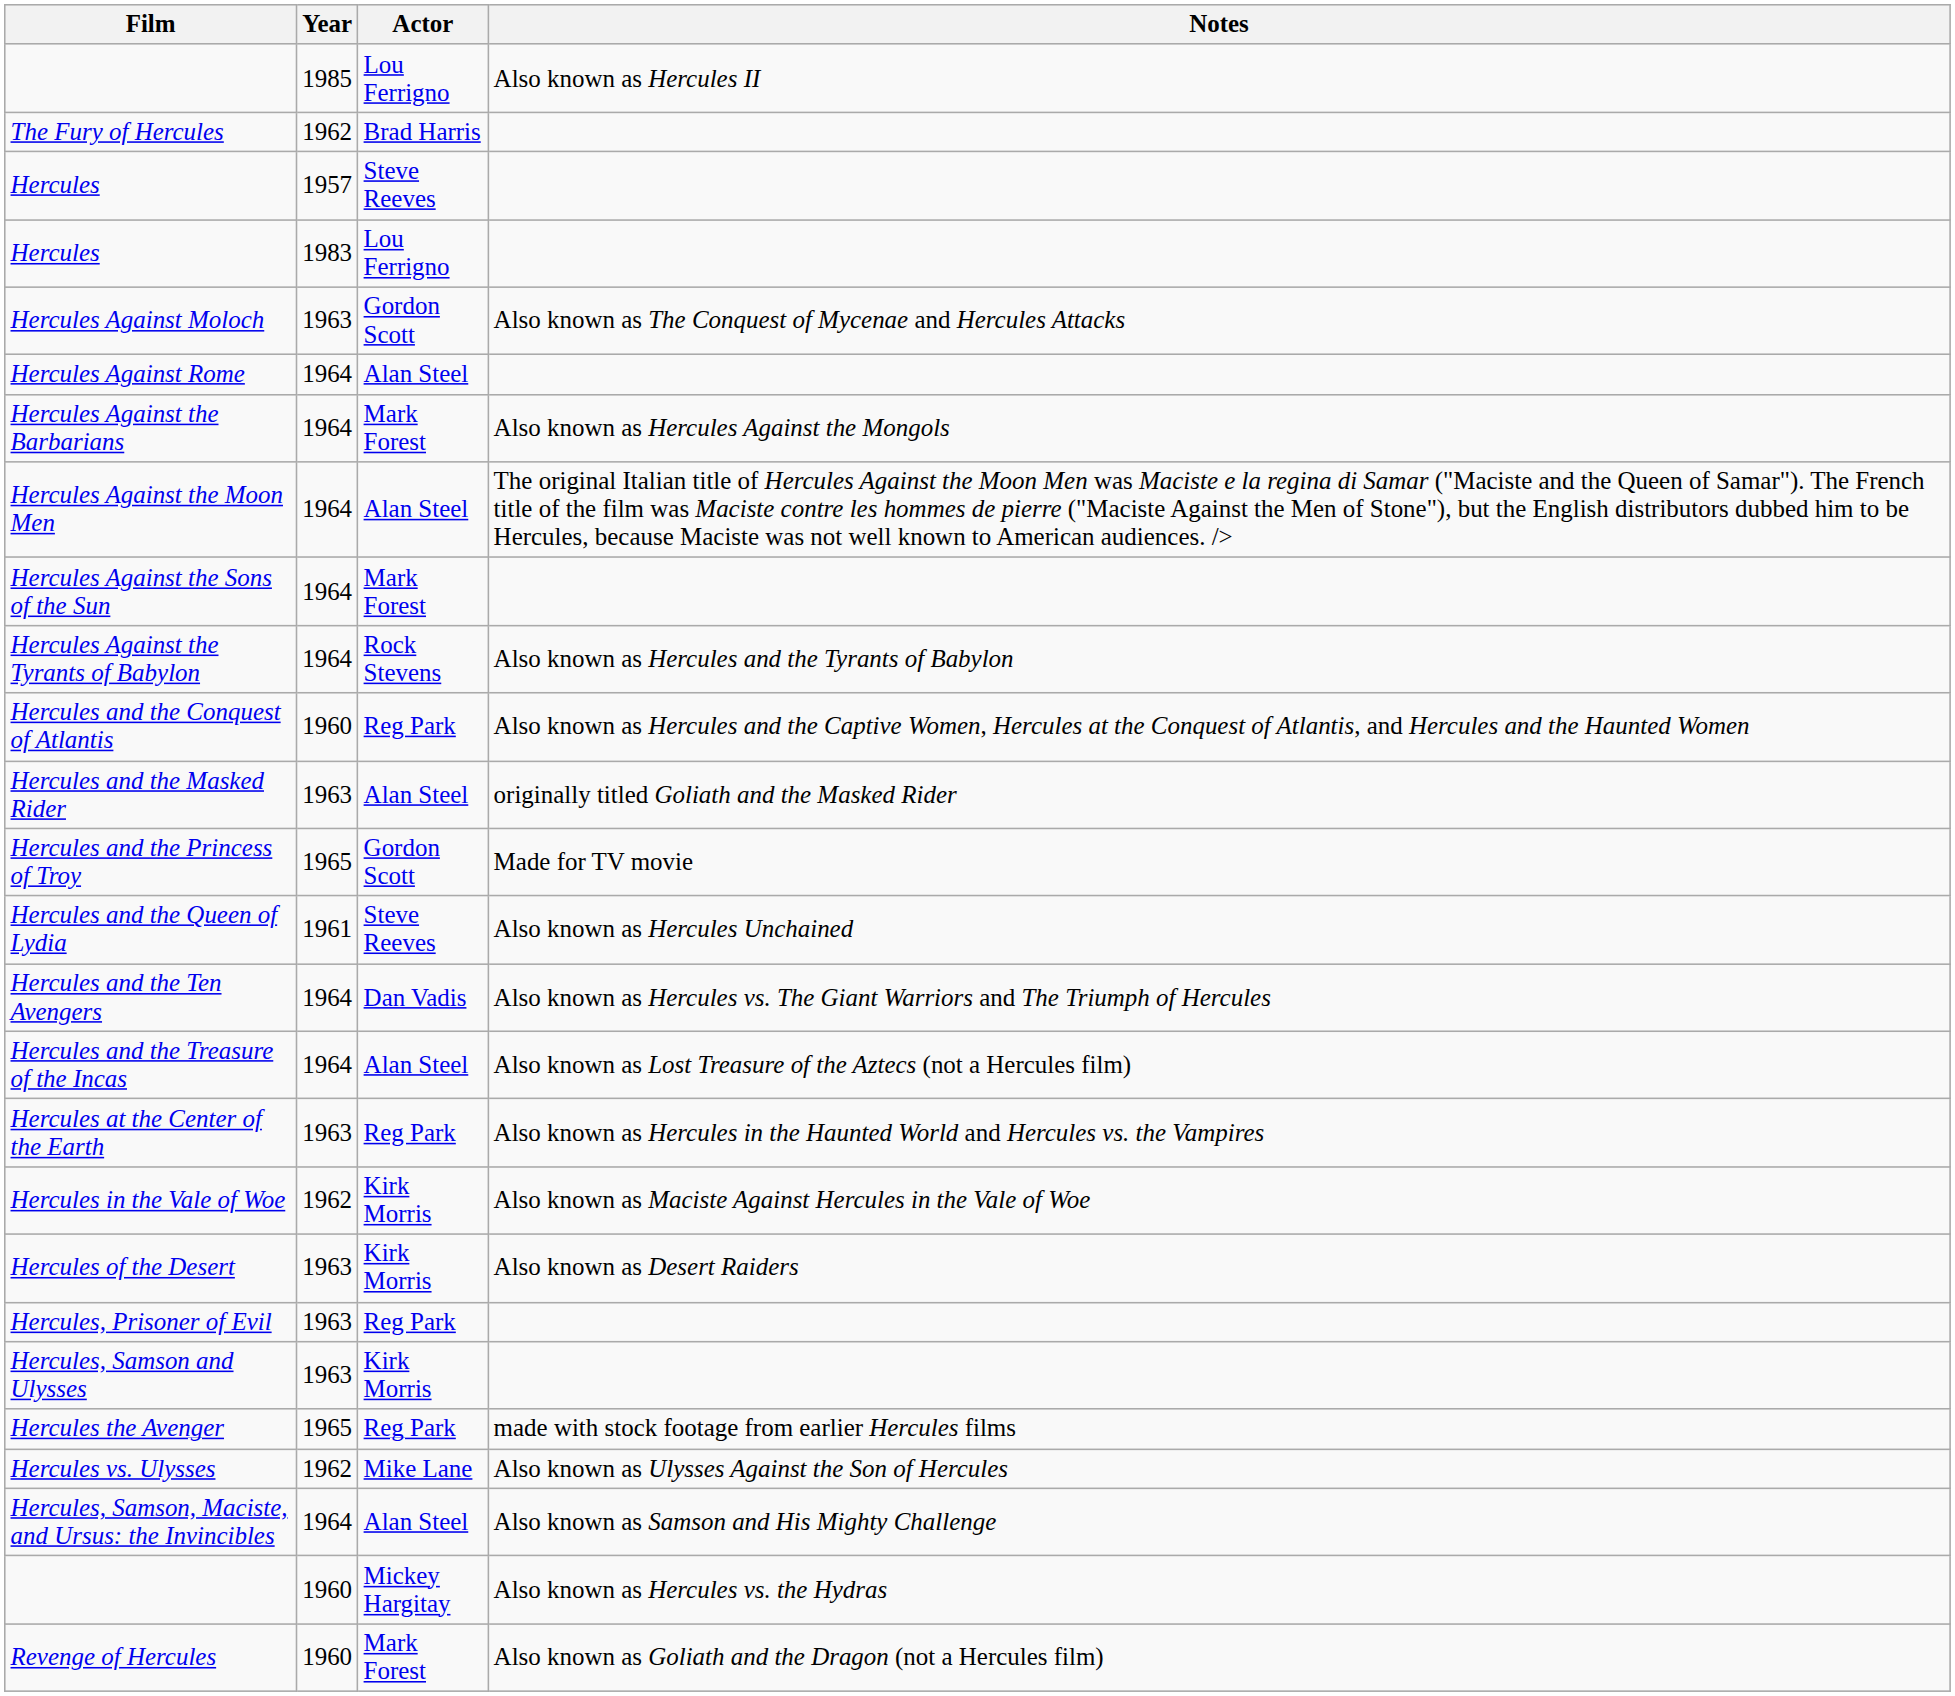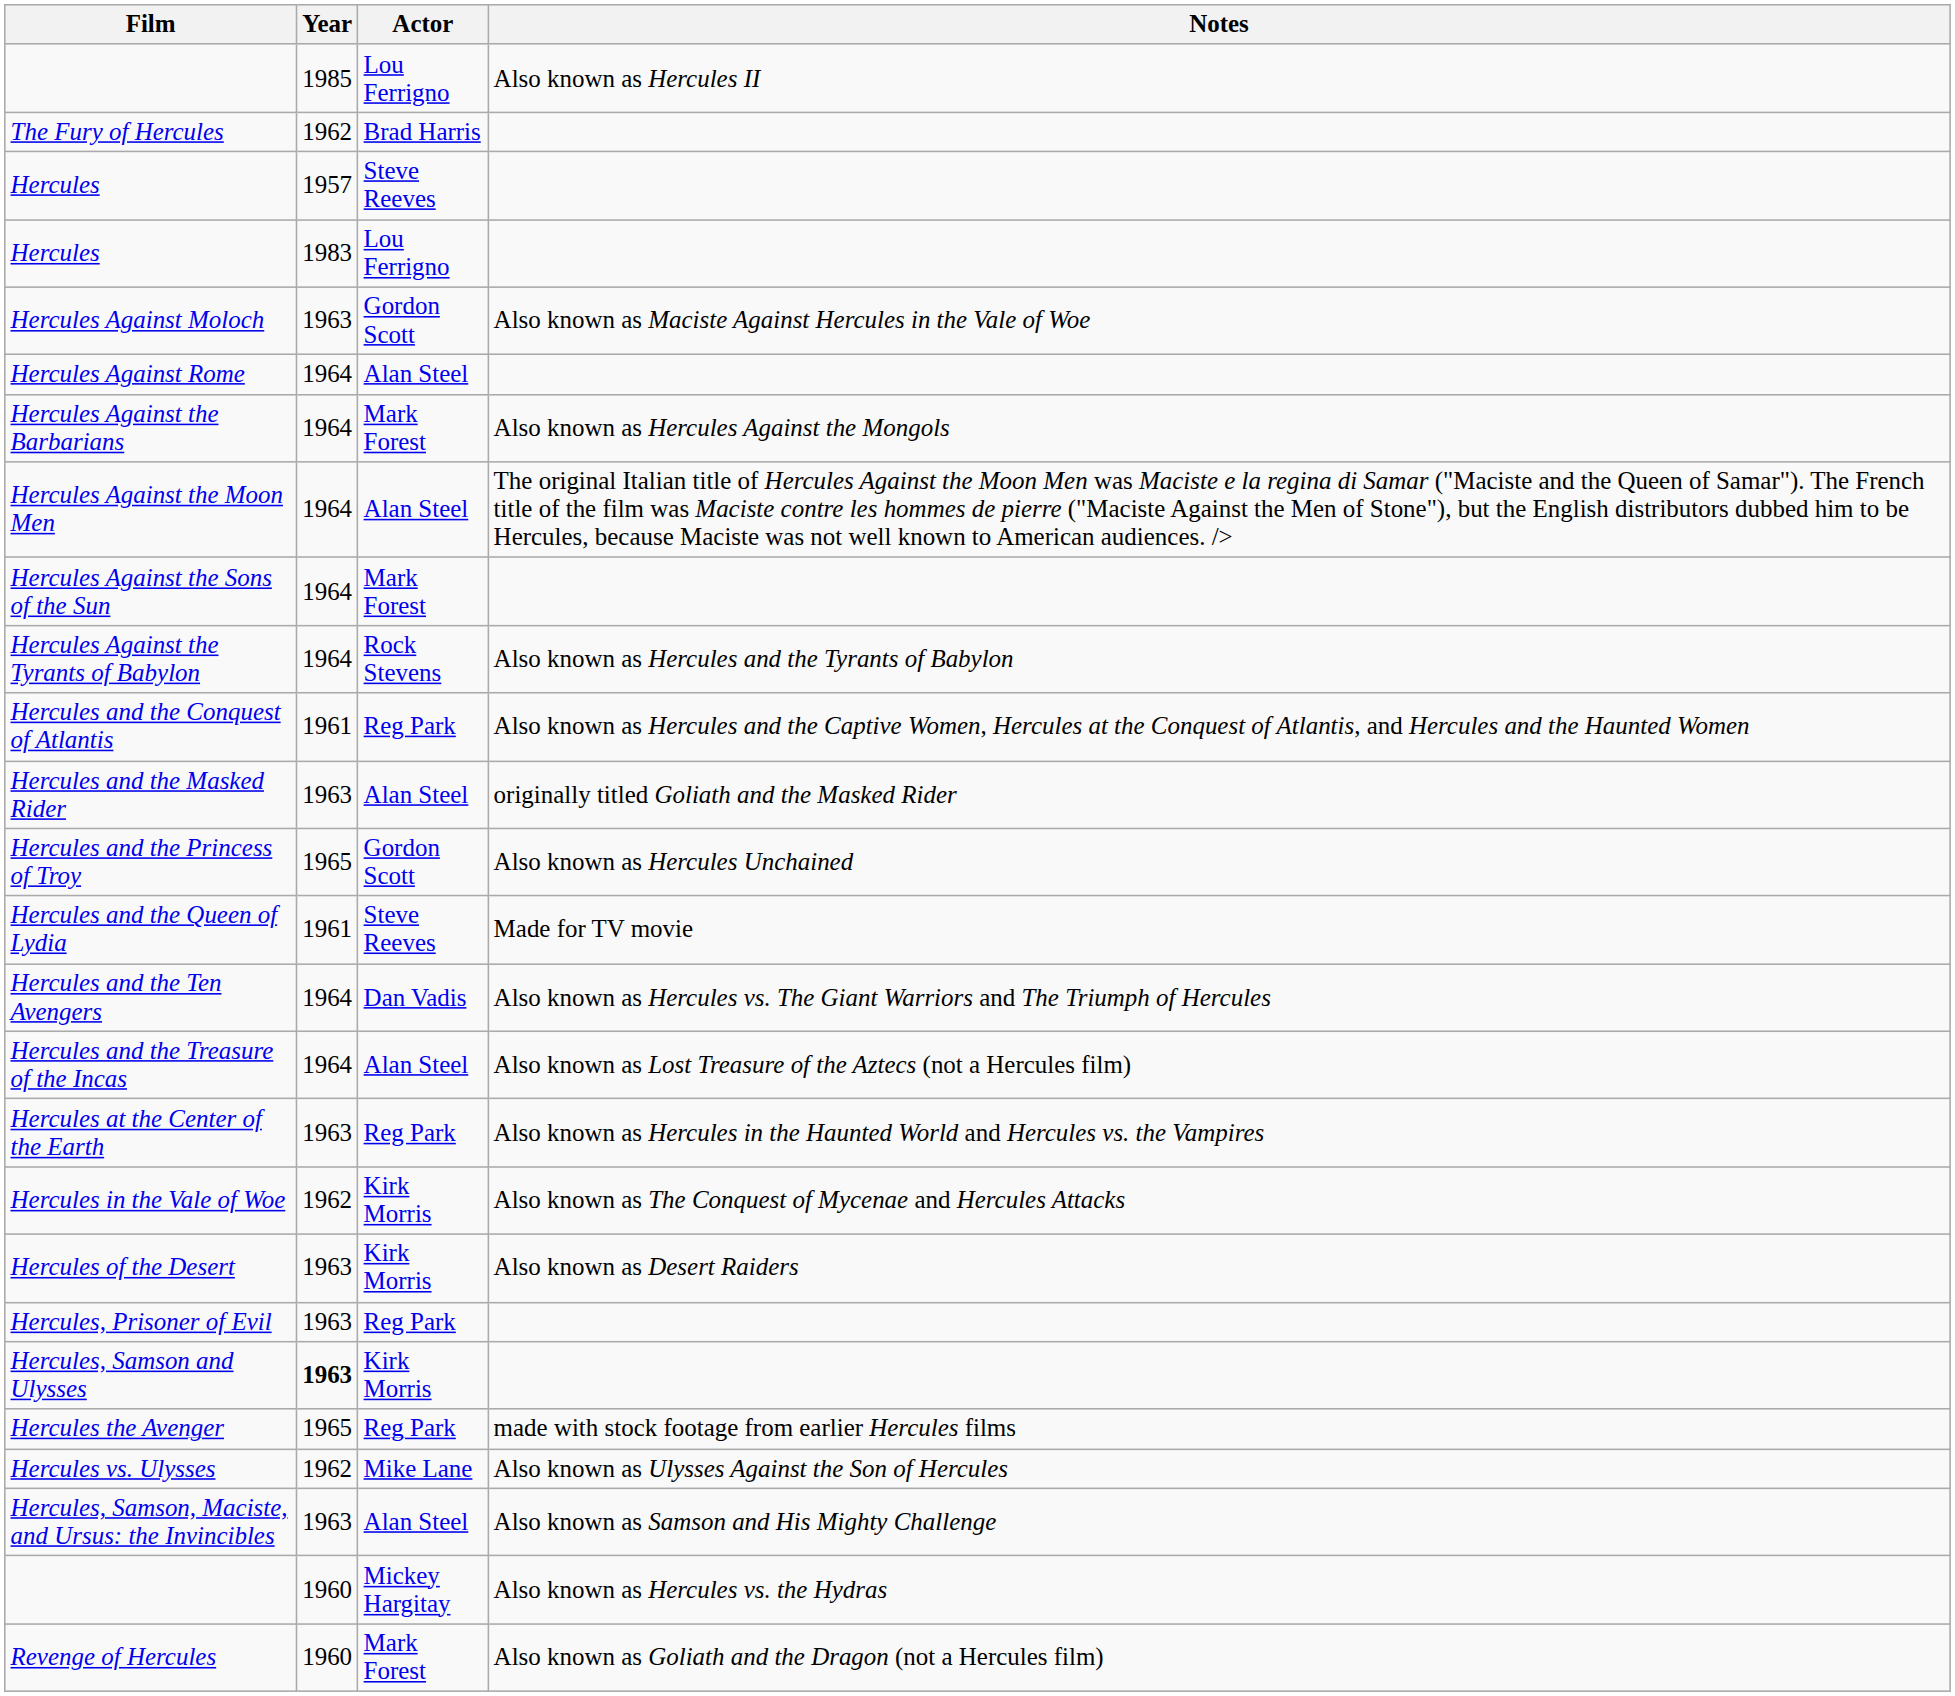(809, 320) Also known as The Conquest of Mycenae and Hercules Attacks -> (792, 320) Also known as Maciste Against Hercules in the Vale of Woe
(327, 726) 1960 -> (327, 726) 1961
(593, 861) Made for TV movie -> (673, 861) Also known as Hercules Unchained
(673, 929) Also known as Hercules Unchained -> (593, 929) Made for TV movie
(792, 1200) Also known as Maciste Against Hercules in the Vale of Woe -> (809, 1200) Also known as The Conquest of Mycenae and Hercules Attacks
(327, 1375) normal -> (327, 1375) bold
(327, 1521) 1964 -> (327, 1521) 1963
